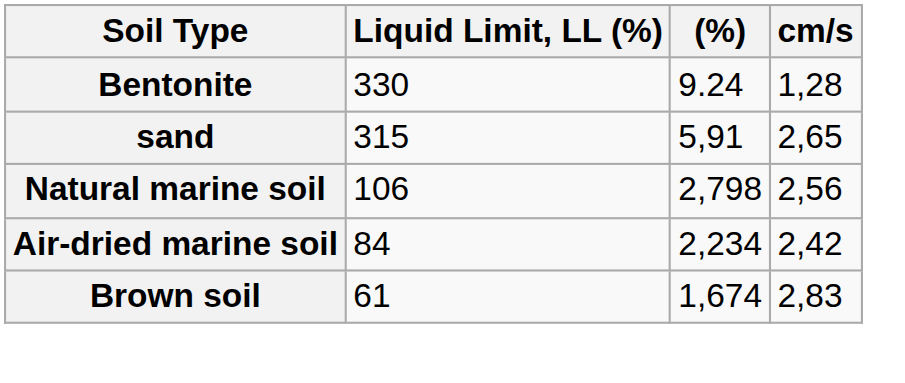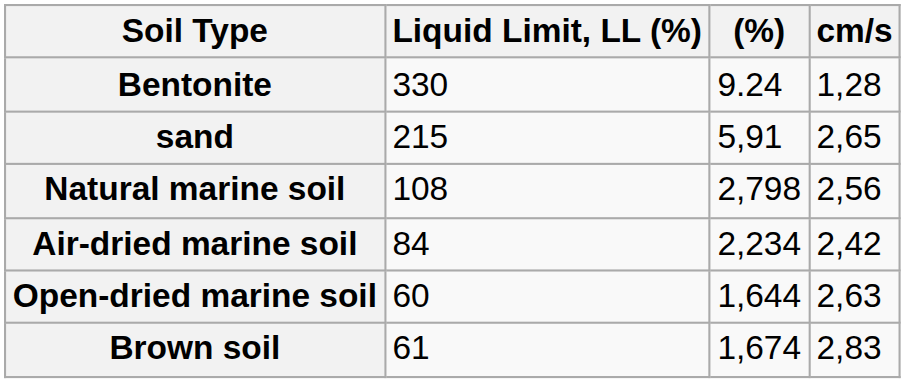(381, 137) 315 -> (420, 137) 215
(381, 190) 106 -> (420, 190) 108
+ row: (195, 296)
